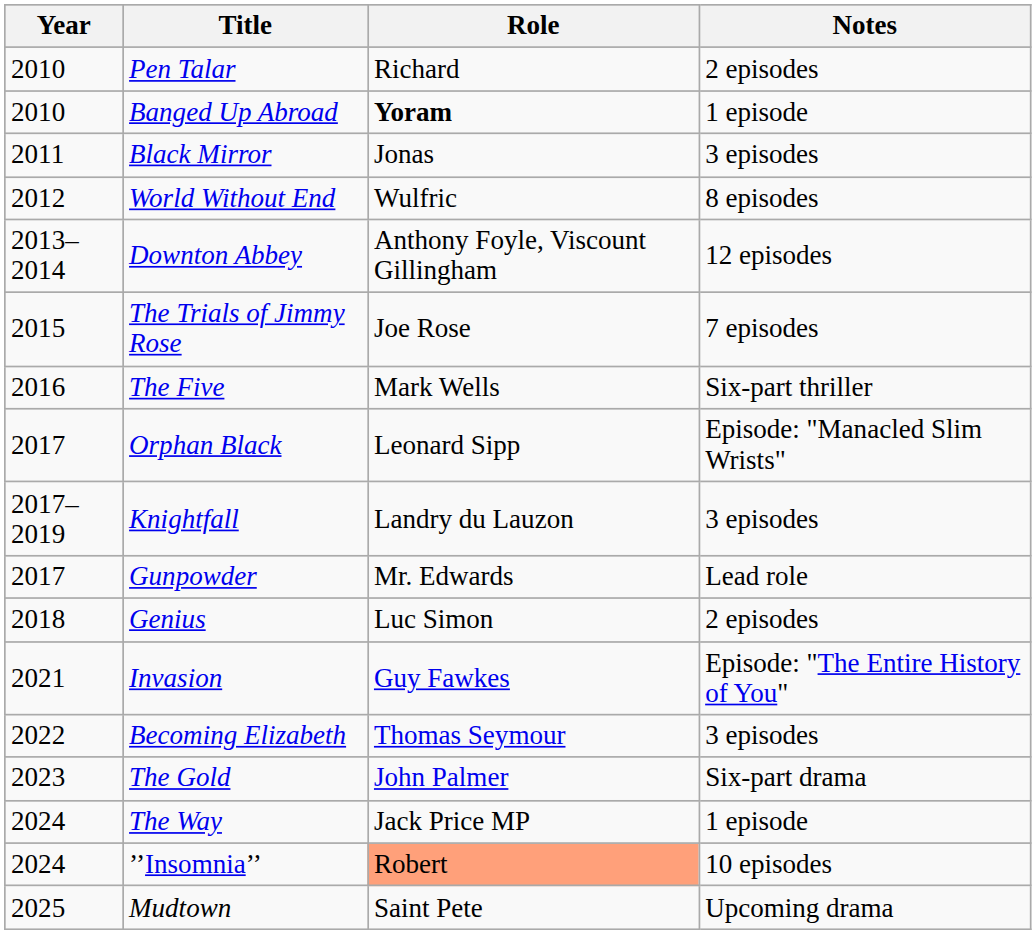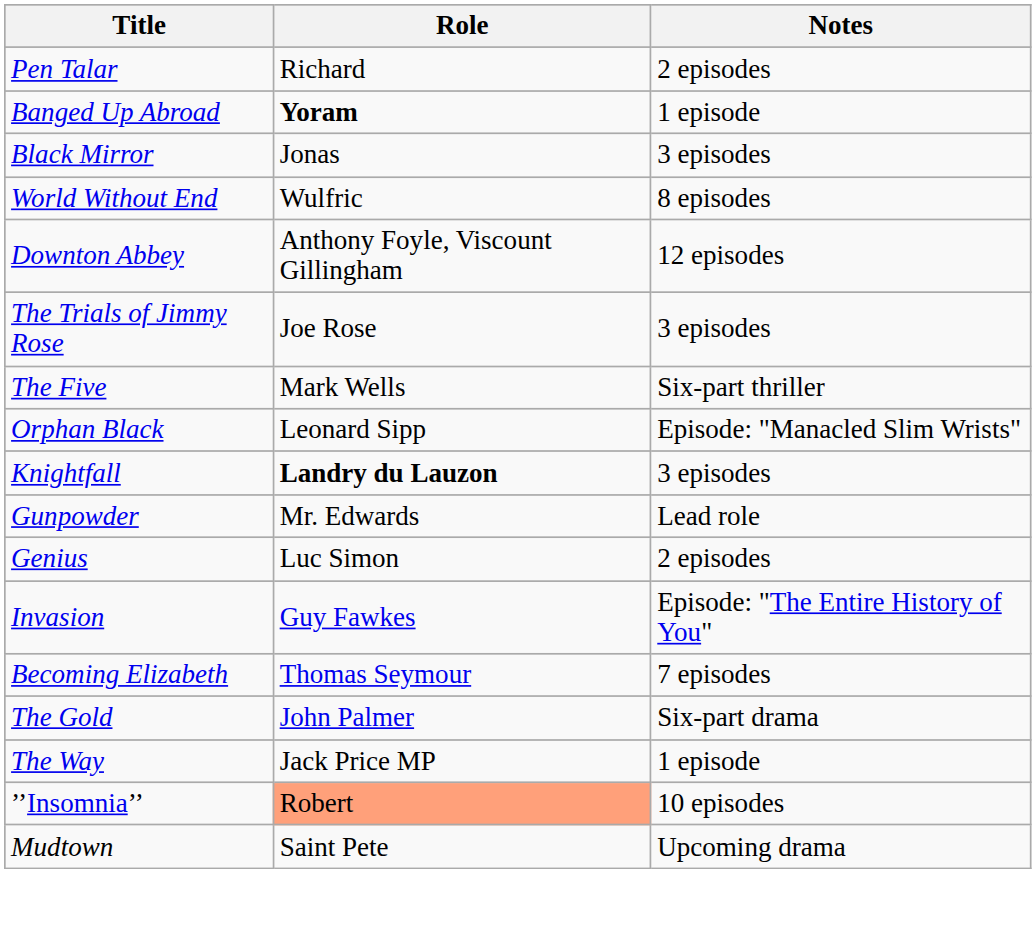- column: (64, 25)
(762, 328) 7 episodes -> (714, 328) 3 episodes
(474, 518) normal -> (389, 472) bold
(762, 735) 3 episodes -> (714, 674) 7 episodes
